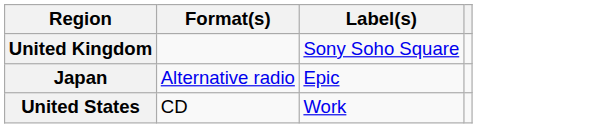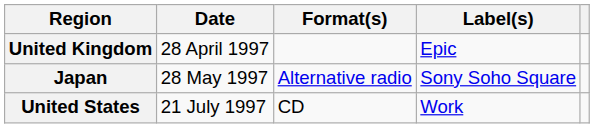+ column: (215, 19)
(381, 48) Sony Soho Square -> (438, 48) Epic
(321, 78) Epic -> (498, 78) Sony Soho Square
